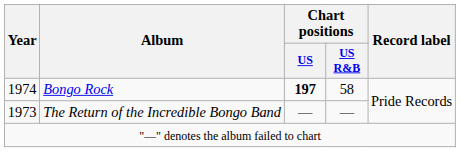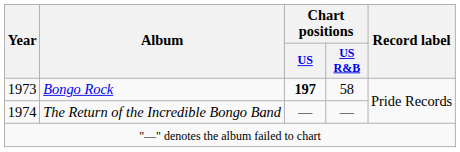(22, 89) 1974 -> (22, 89) 1973
(22, 112) 1973 -> (22, 112) 1974
